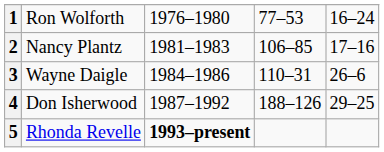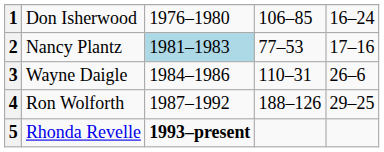(75, 18) Ron Wolforth -> (81, 18) Don Isherwood
(281, 18) 77–53 -> (285, 18) 106–85
(189, 47) no background -> (189, 47) lightblue background
(285, 47) 106–85 -> (281, 47) 77–53
(81, 103) Don Isherwood -> (75, 103) Ron Wolforth
